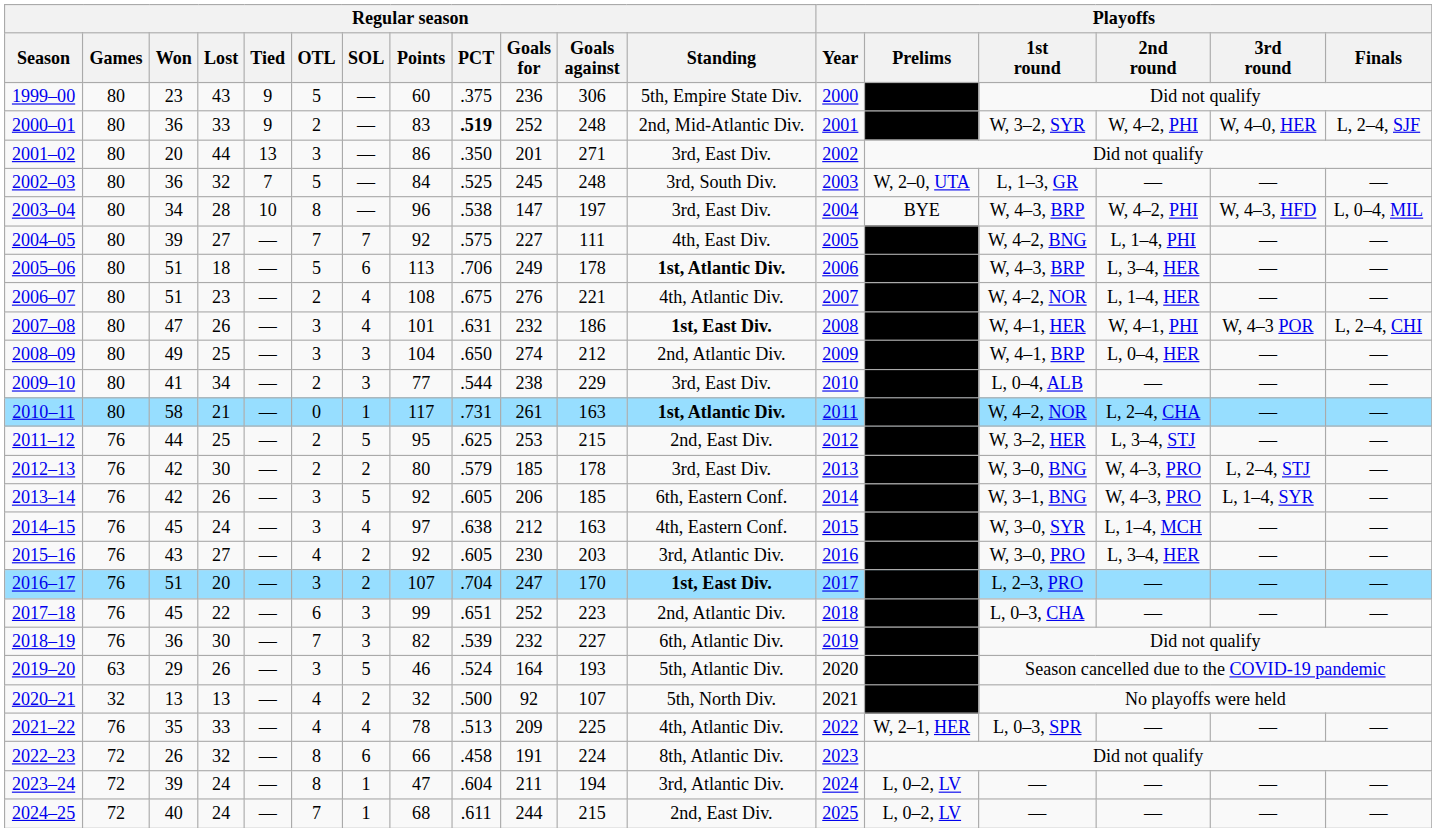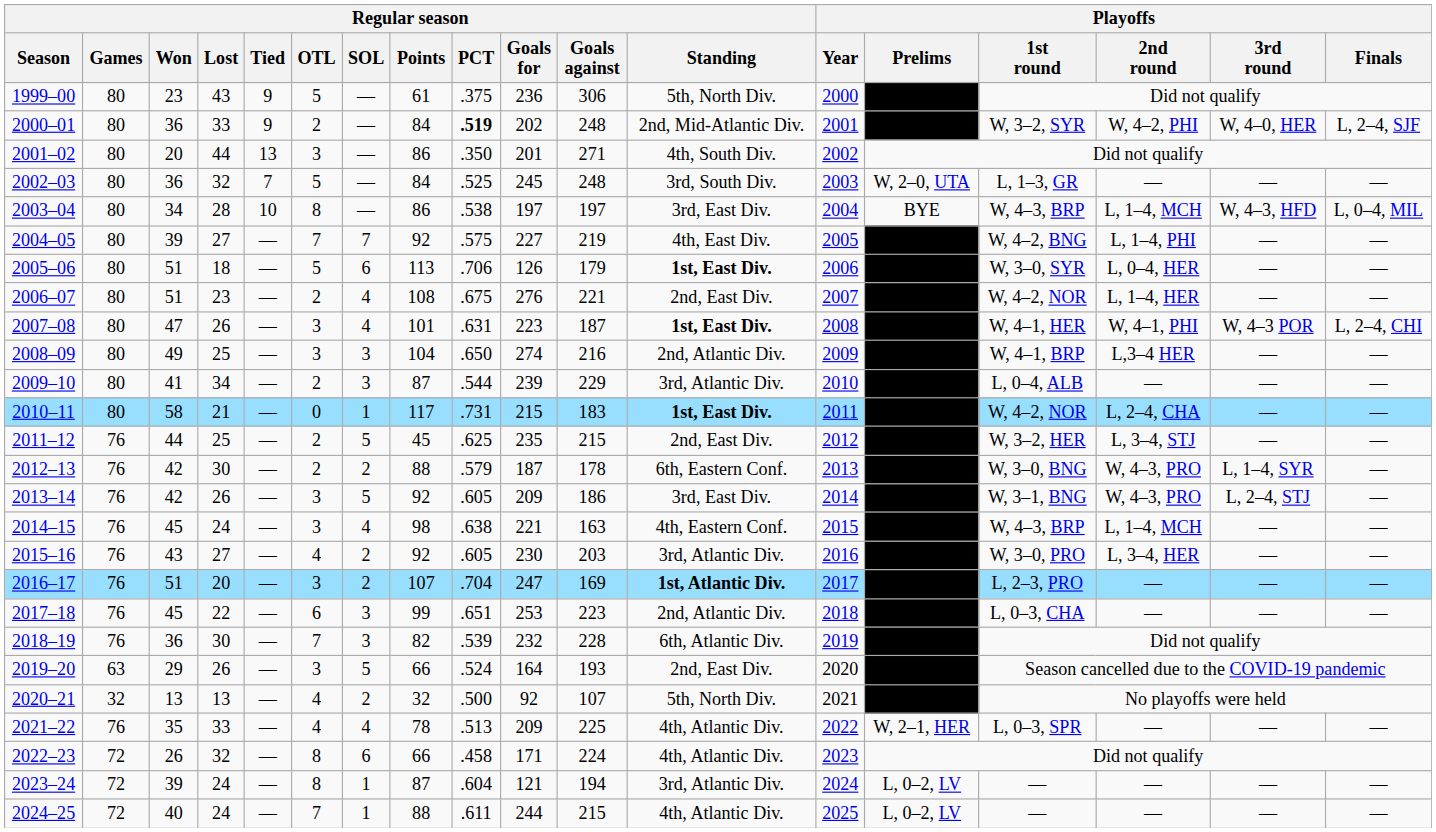(421, 96) 60 -> (421, 96) 61
(721, 96) 5th, Empire State Div. -> (721, 96) 5th, North Div.
(421, 125) 83 -> (421, 125) 84
(529, 125) 252 -> (529, 125) 202
(721, 153) 3rd, East Div. -> (721, 153) 4th, South Div.
(421, 211) 96 -> (421, 211) 86
(529, 211) 147 -> (529, 211) 197
(1153, 211) W, 4–2, PHI -> (1153, 211) L, 1–4, MCH
(592, 239) 111 -> (592, 239) 219
(529, 268) 249 -> (529, 268) 126
(592, 268) 178 -> (592, 268) 179
(721, 268) 1st, Atlantic Div. -> (721, 268) 1st, East Div.
(1037, 268) W, 4–3, BRP -> (1037, 268) W, 3–0, SYR
(1153, 268) L, 3–4, HER -> (1153, 268) L, 0–4, HER
(721, 297) 4th, Atlantic Div. -> (721, 297) 2nd, East Div.
(529, 325) 232 -> (529, 325) 223
(592, 325) 186 -> (592, 325) 187
(592, 354) 212 -> (592, 354) 216
(1153, 354) L, 0–4, HER -> (1153, 354) L,3–4 HER
(421, 383) 77 -> (421, 383) 87
(529, 383) 238 -> (529, 383) 239
(721, 383) 3rd, East Div. -> (721, 383) 3rd, Atlantic Div.
(529, 411) 261 -> (529, 411) 215
(592, 411) 163 -> (592, 411) 183
(721, 411) 1st, Atlantic Div. -> (721, 411) 1st, East Div.
(421, 440) 95 -> (421, 440) 45
(529, 440) 253 -> (529, 440) 235
(421, 469) 80 -> (421, 469) 88
(529, 469) 185 -> (529, 469) 187
(721, 469) 3rd, East Div. -> (721, 469) 6th, Eastern Conf.
(1268, 469) L, 2–4, STJ -> (1268, 469) L, 1–4, SYR
(529, 497) 206 -> (529, 497) 209
(592, 497) 185 -> (592, 497) 186
(721, 497) 6th, Eastern Conf. -> (721, 497) 3rd, East Div.
(1268, 497) L, 1–4, SYR -> (1268, 497) L, 2–4, STJ
(421, 526) 97 -> (421, 526) 98
(529, 526) 212 -> (529, 526) 221
(1037, 526) W, 3–0, SYR -> (1037, 526) W, 4–3, BRP
(592, 583) 170 -> (592, 583) 169
(721, 583) 1st, East Div. -> (721, 583) 1st, Atlantic Div.
(529, 612) 252 -> (529, 612) 253
(592, 641) 227 -> (592, 641) 228
(421, 669) 46 -> (421, 669) 66
(721, 669) 5th, Atlantic Div. -> (721, 669) 2nd, East Div.
(529, 756) 191 -> (529, 756) 171
(721, 756) 8th, Atlantic Div. -> (721, 756) 4th, Atlantic Div.
(421, 784) 47 -> (421, 784) 87
(529, 784) 211 -> (529, 784) 121
(421, 813) 68 -> (421, 813) 88
(721, 813) 2nd, East Div. -> (721, 813) 4th, Atlantic Div.
